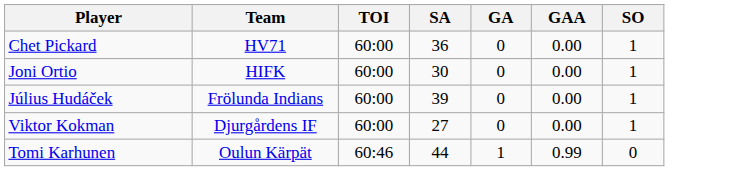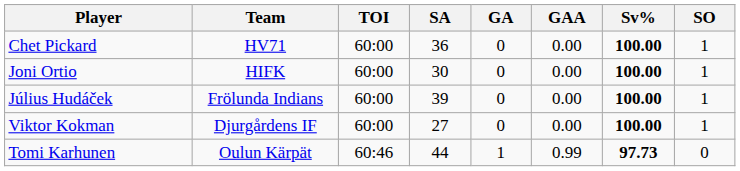+ column: (638, 17)
